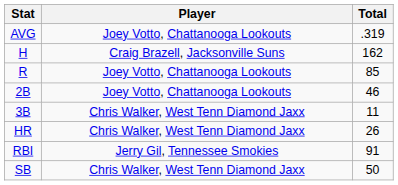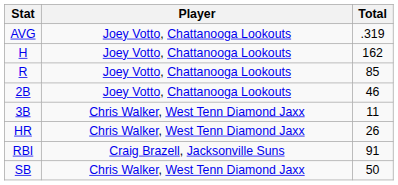(197, 53) Craig Brazell, Jacksonville Suns -> (197, 53) Joey Votto, Chattanooga Lookouts
(197, 151) Jerry Gil, Tennessee Smokies -> (197, 151) Craig Brazell, Jacksonville Suns
